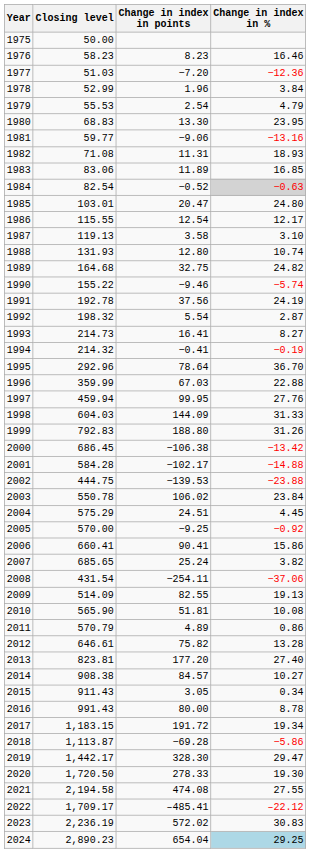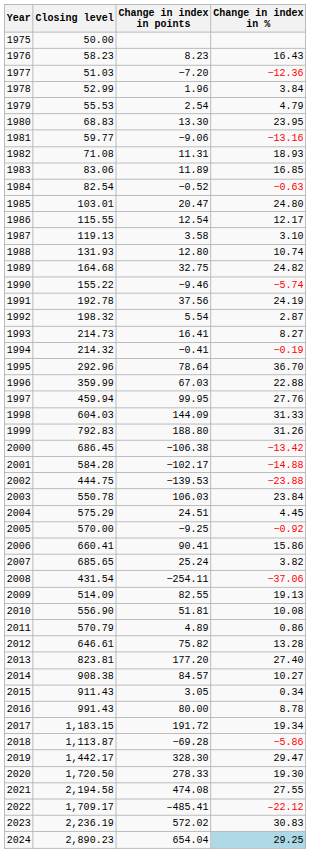(288, 57) 16.46 -> (288, 57) 16.43
(288, 187) lightgrey background -> (288, 187) no background
(191, 497) 106.02 -> (191, 497) 106.03
(96, 611) 565.90 -> (96, 611) 556.90
